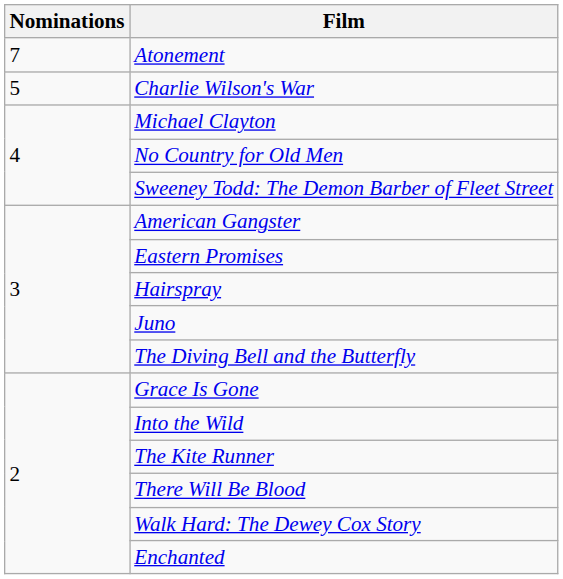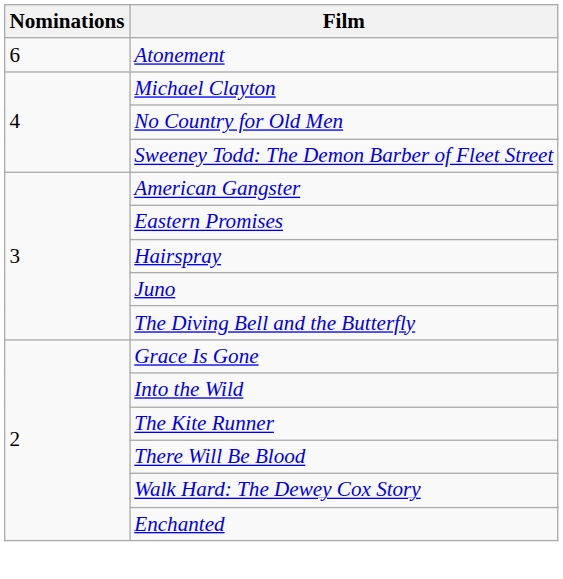(15, 54) 7 -> (15, 54) 6
- row: (224, 88)
